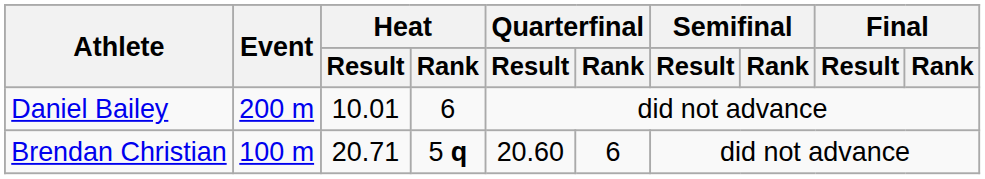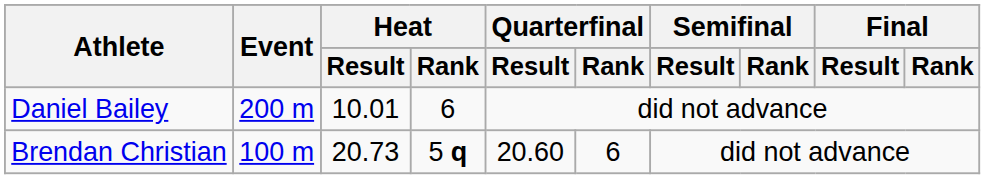(365, 152) 20.71 -> (365, 152) 20.73
